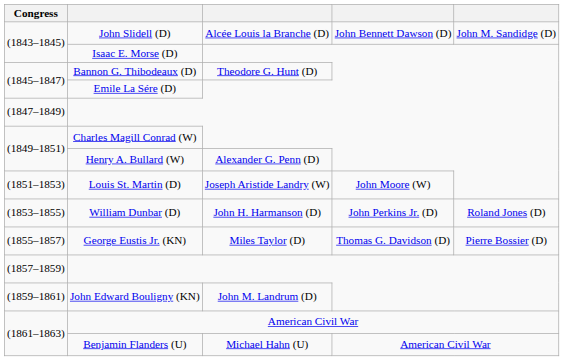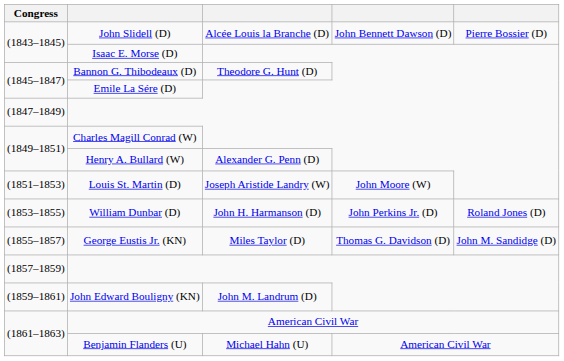(506, 33) John M. Sandidge (D) -> (506, 33) Pierre Bossier (D)
(506, 240) Pierre Bossier (D) -> (506, 240) John M. Sandidge (D)
